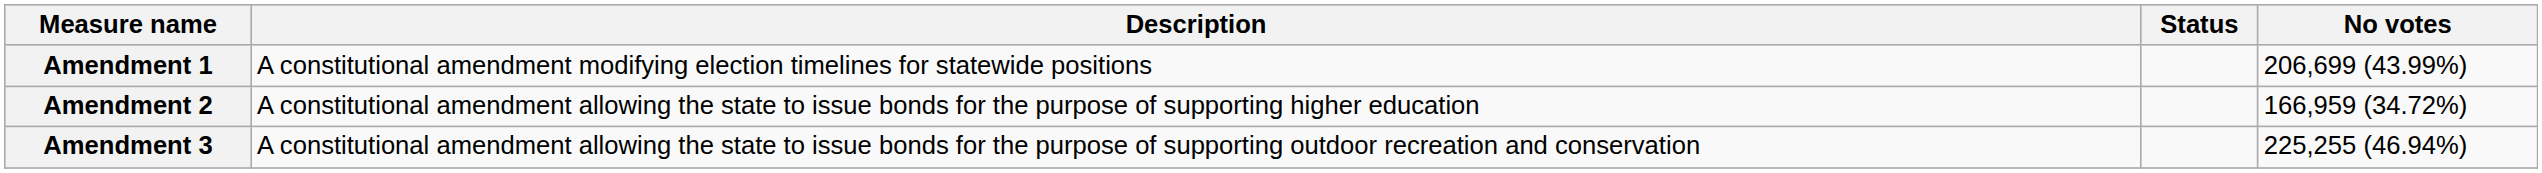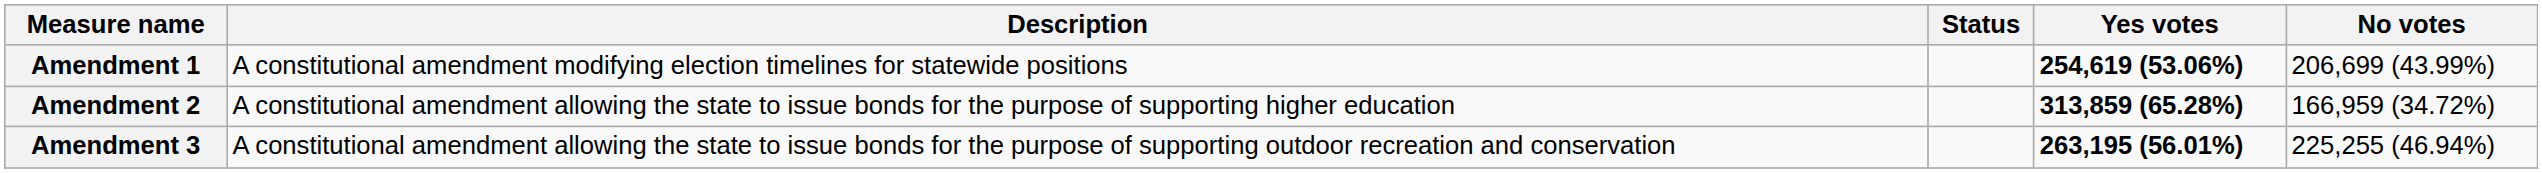+ column: (2160, 24)
